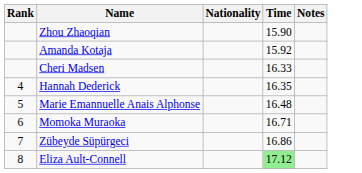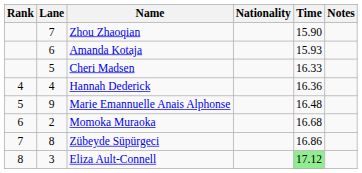+ column: (52, 13)
(279, 50) 15.92 -> (309, 50) 15.93
(279, 86) 16.35 -> (309, 86) 16.36
(279, 123) 16.71 -> (309, 123) 16.68
